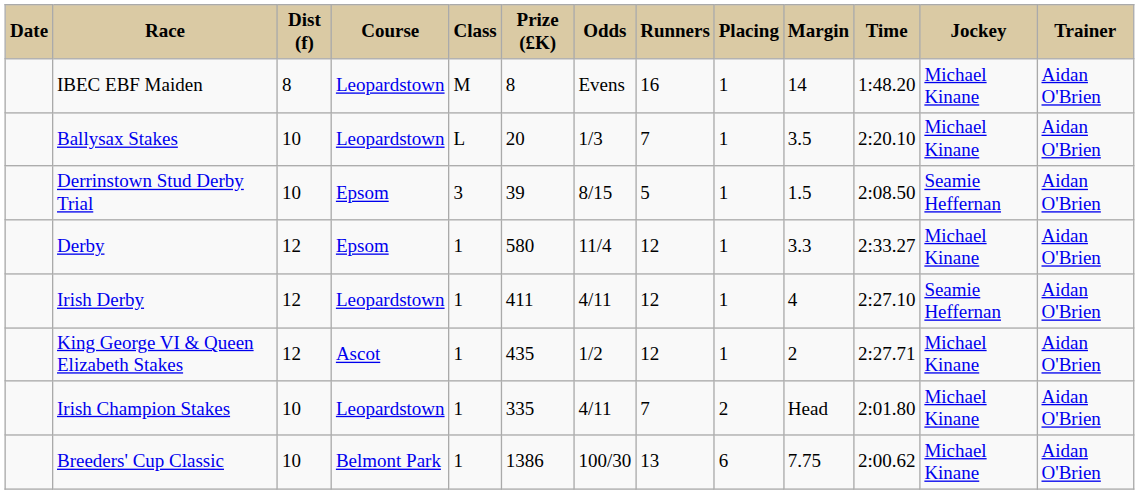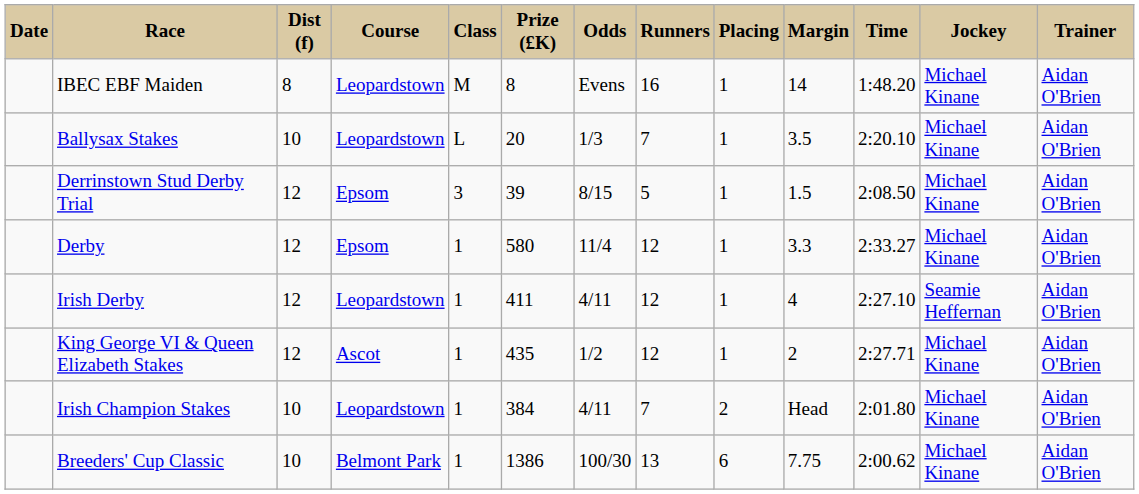(291, 193) 10 -> (291, 193) 12
(963, 193) Seamie Heffernan -> (955, 193) Michael Kinane
(520, 408) 335 -> (520, 408) 384
